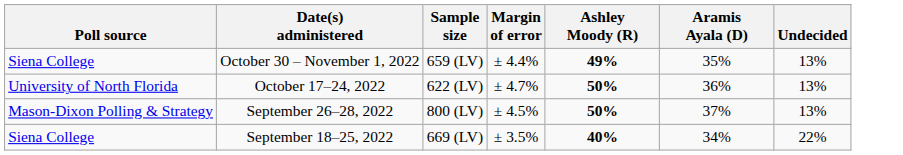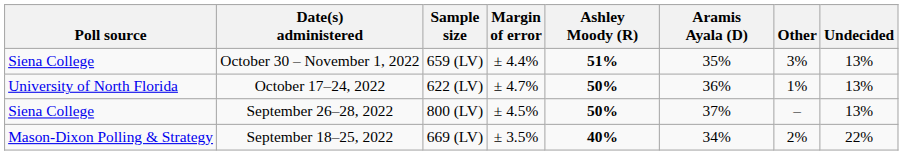+ column: (797, 35)
(602, 61) 49% -> (602, 61) 51%
(111, 112) Mason-Dixon Polling & Strategy -> (51, 112) Siena College
(51, 137) Siena College -> (111, 137) Mason-Dixon Polling & Strategy
